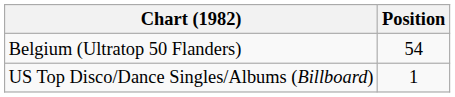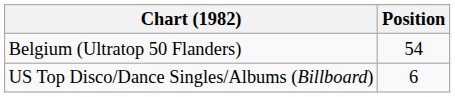(414, 77) 1 -> (414, 77) 6
